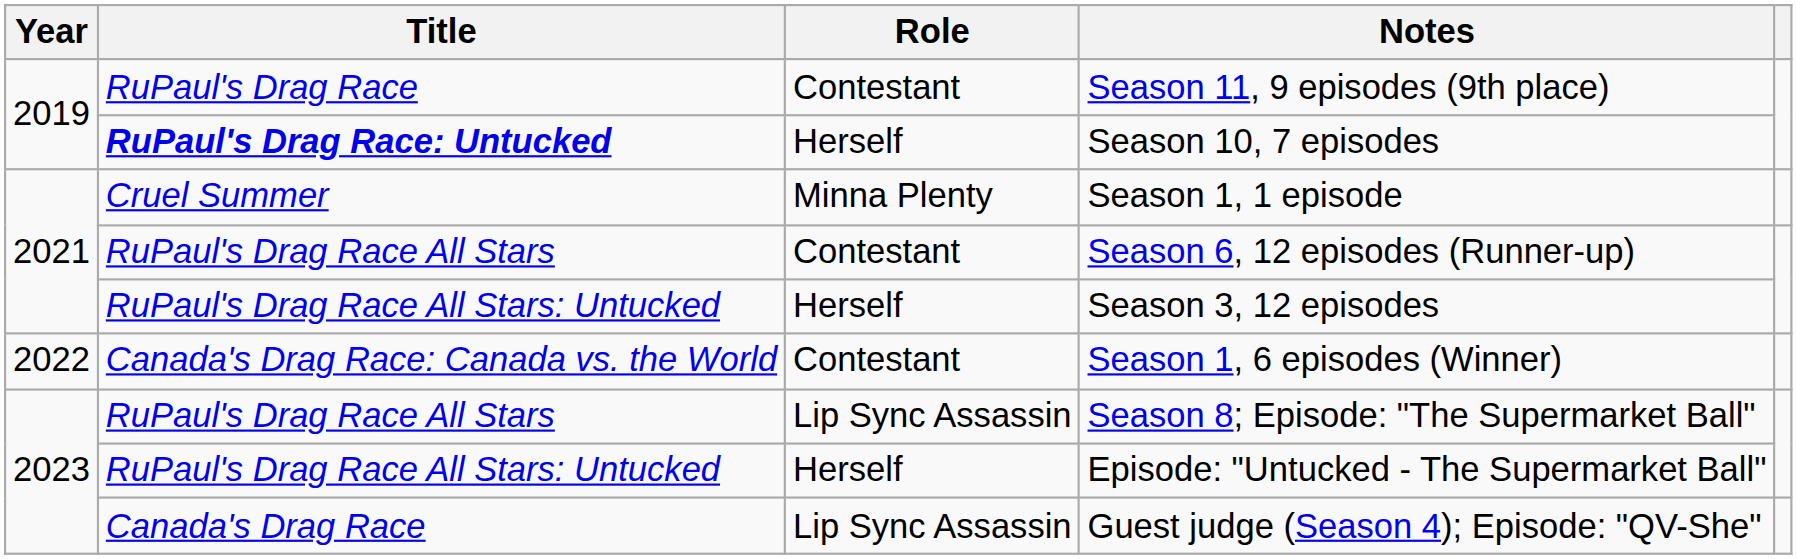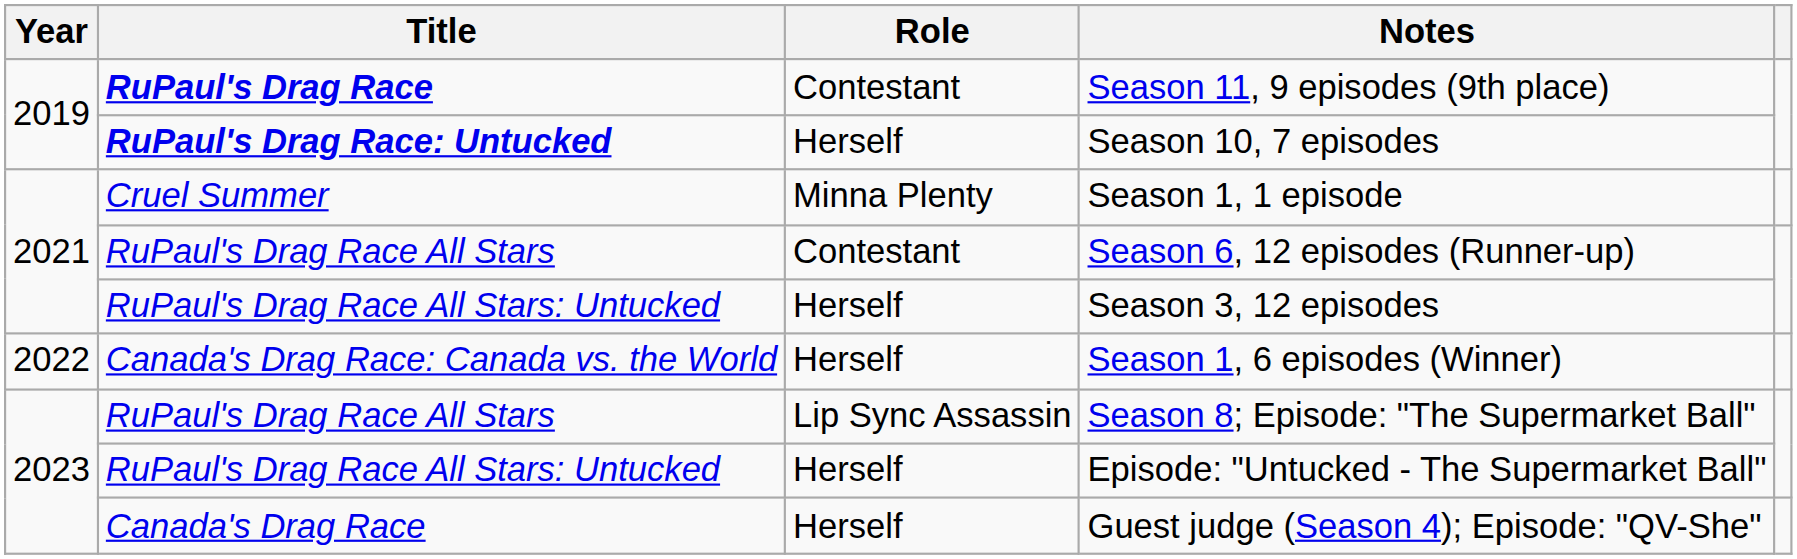(262, 86) normal -> (269, 86) bold
(877, 360) Contestant -> (848, 360) Herself
(932, 525) Lip Sync Assassin -> (848, 525) Herself
